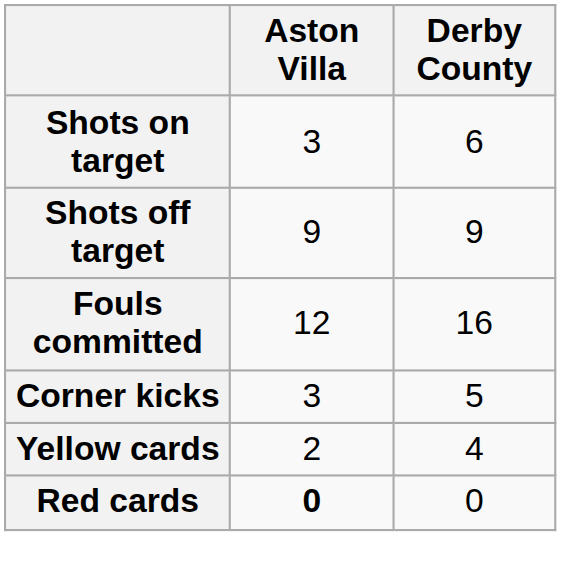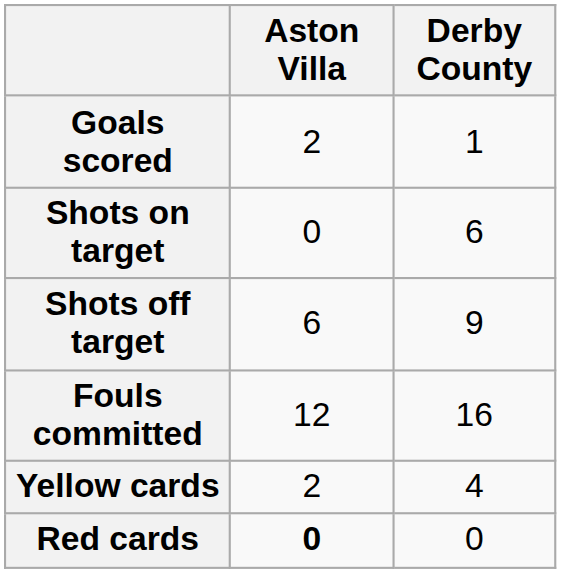+ row: (118, 141)
(312, 141) 3 -> (312, 232) 0
(312, 232) 9 -> (312, 323) 6
- row: (118, 395)
